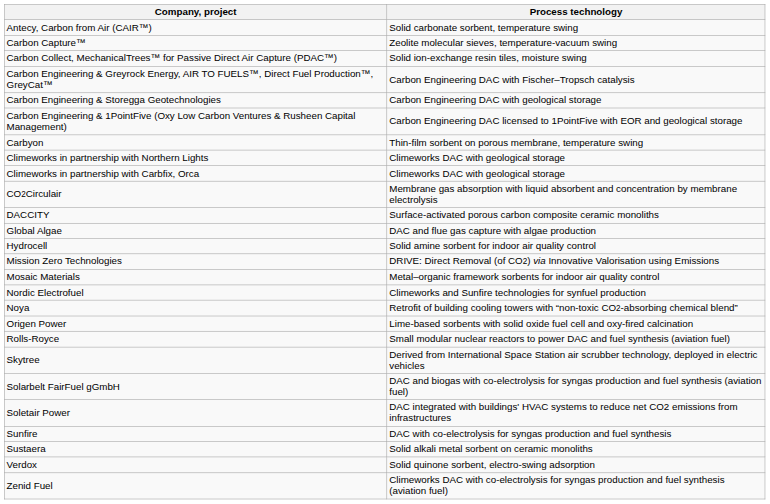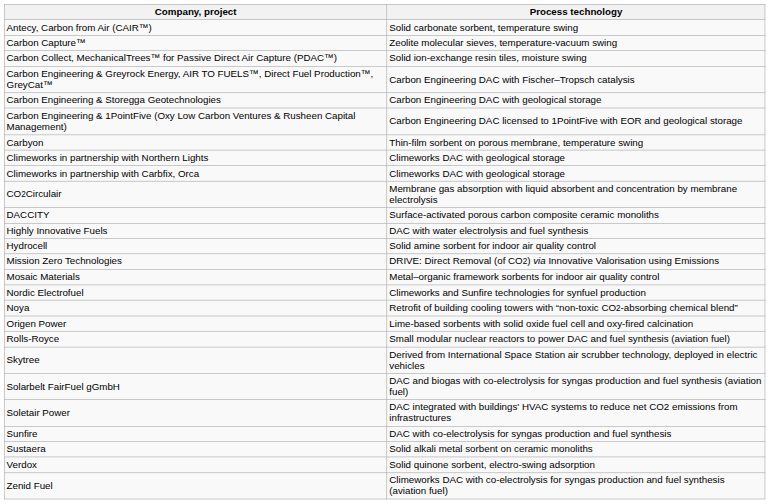- row: (34, 230)
+ row: (57, 230)
